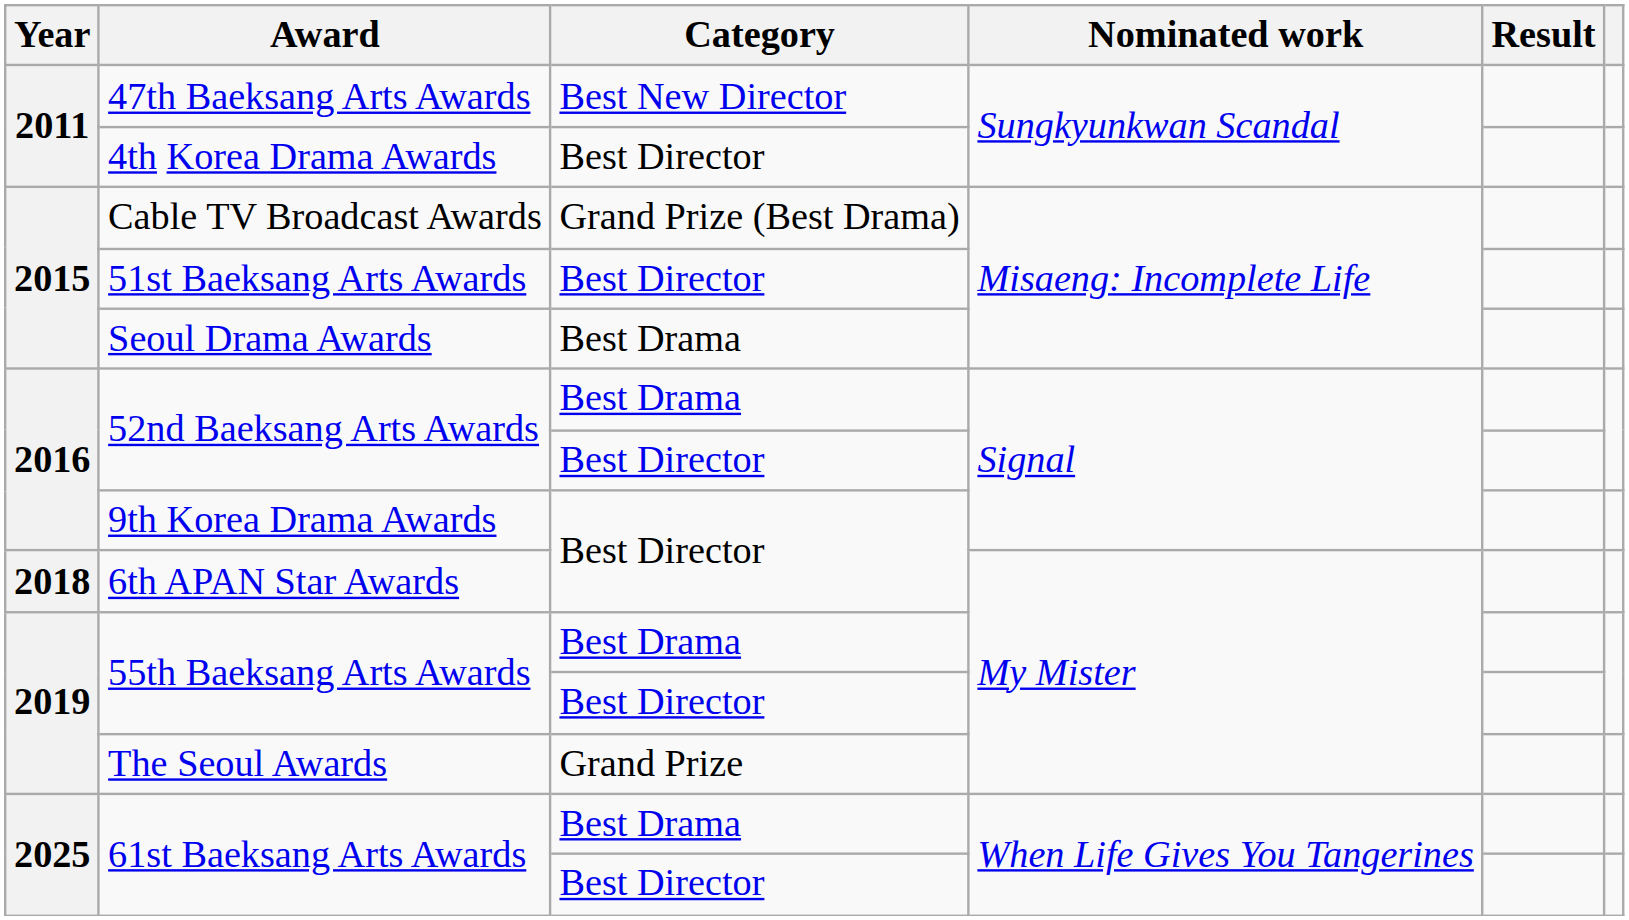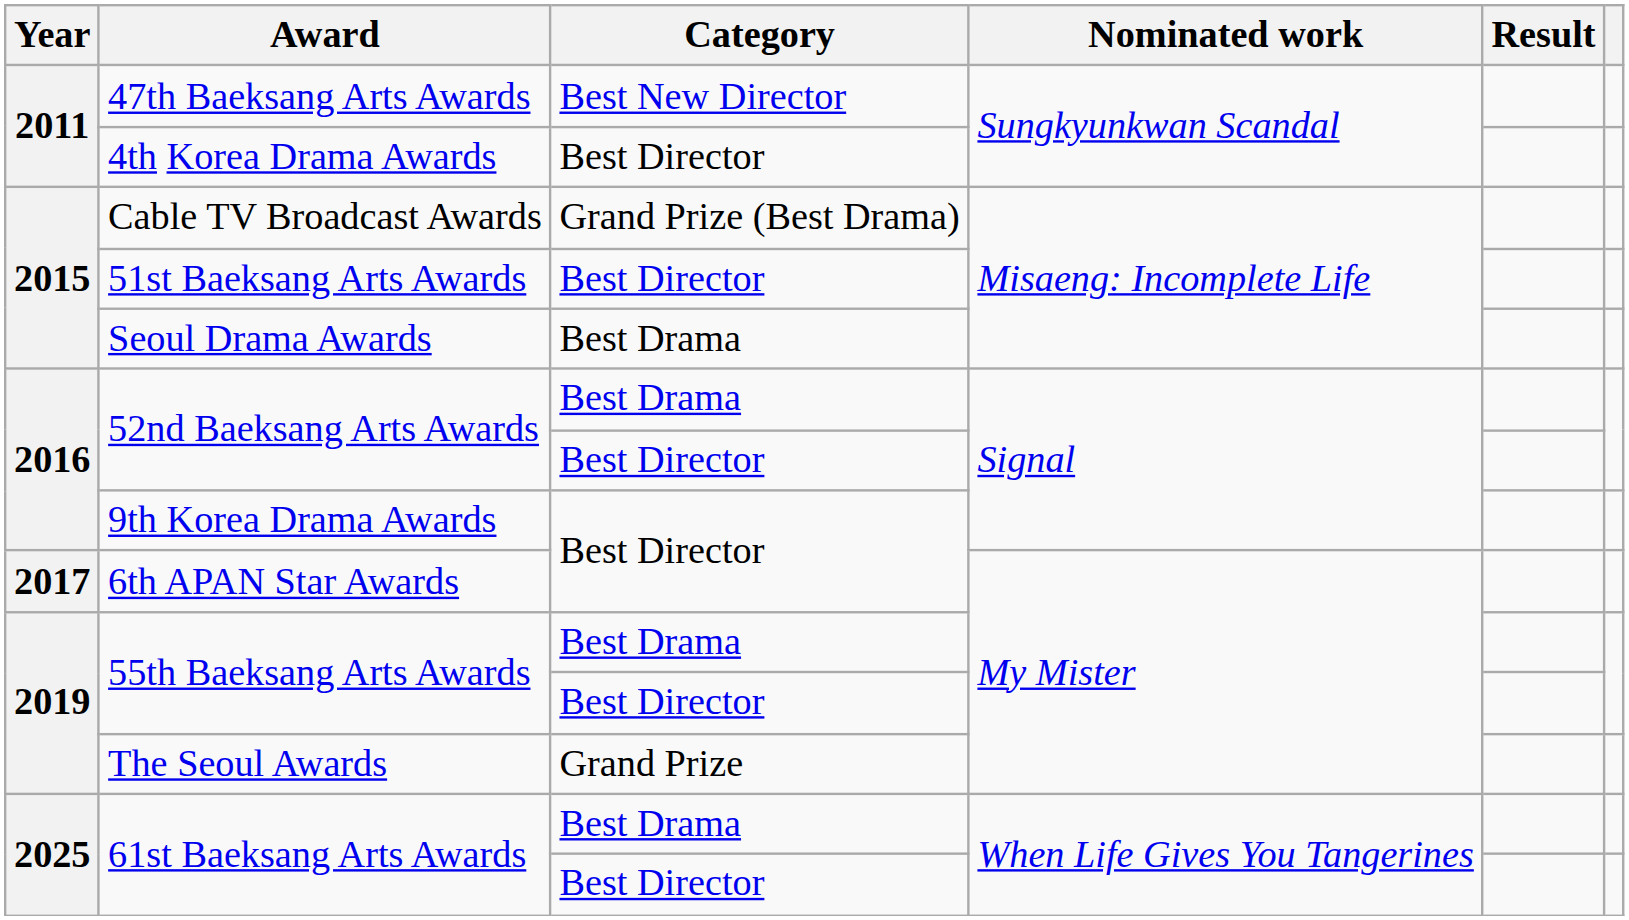(52, 580) 2018 -> (52, 580) 2017
